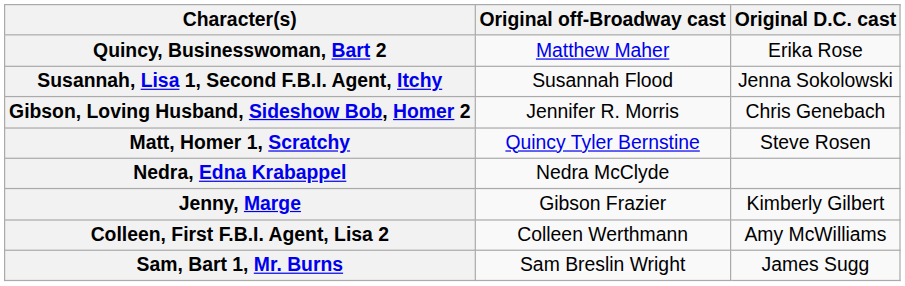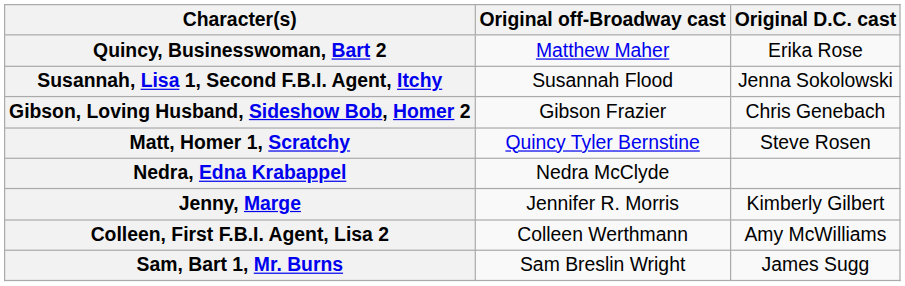(603, 111) Jennifer R. Morris -> (603, 111) Gibson Frazier
(603, 204) Gibson Frazier -> (603, 204) Jennifer R. Morris
